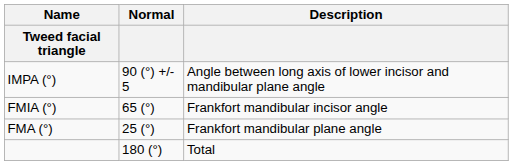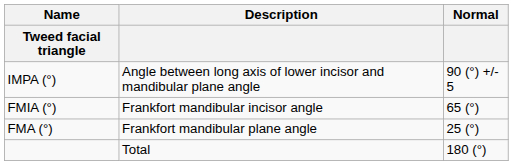columns swapped: (346, 43) <-> (151, 43)
